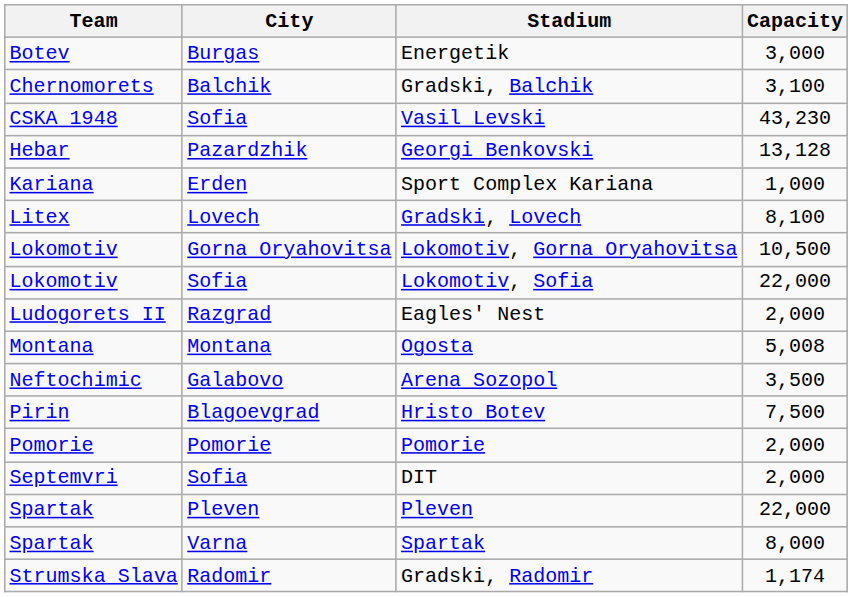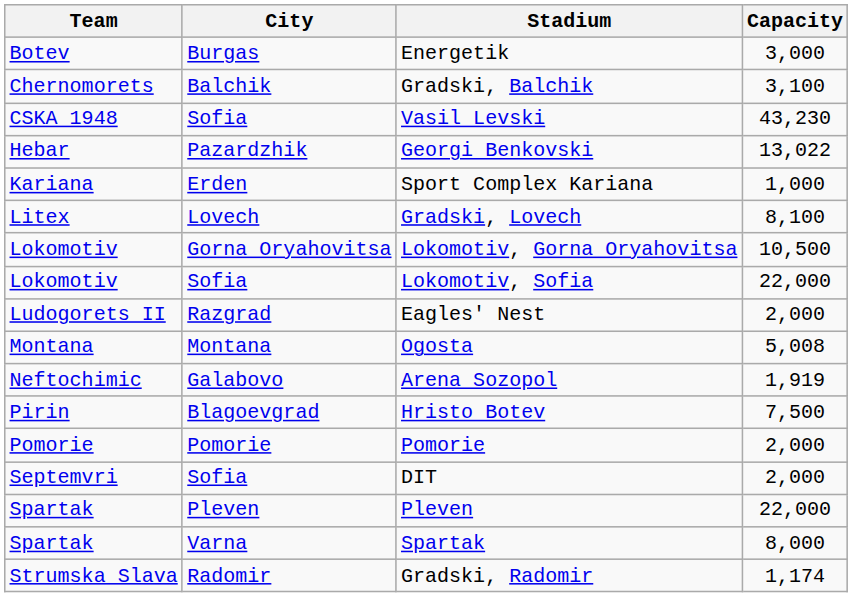(795, 152) 13,128 -> (795, 152) 13,022
(795, 380) 3,500 -> (795, 380) 1,919
